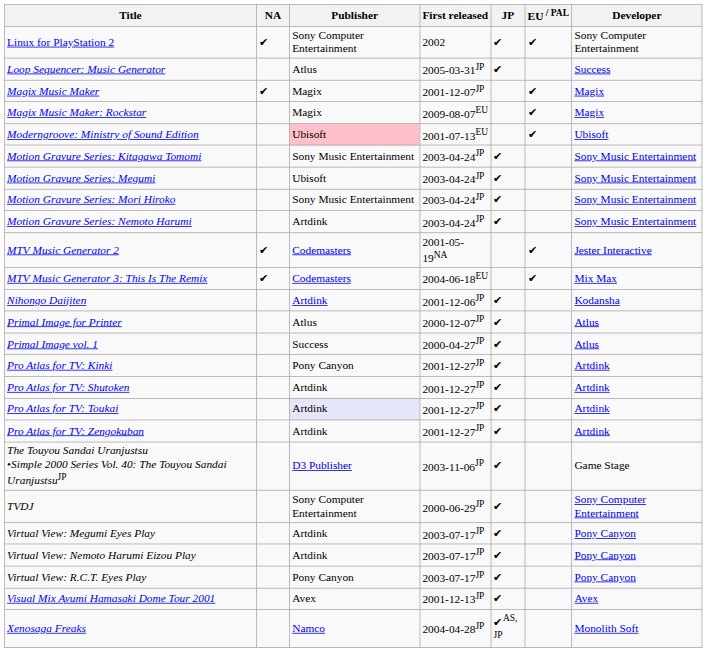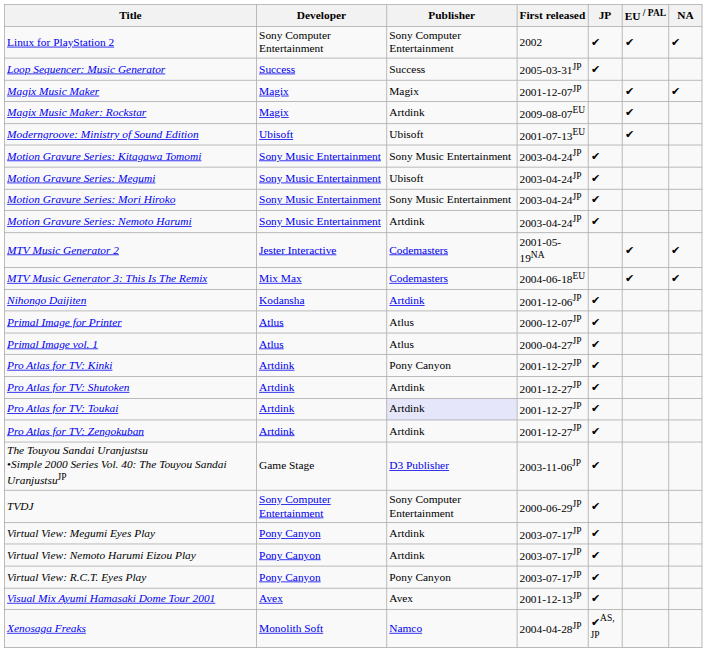columns swapped: (637, 15) <-> (273, 15)
(304, 69) Atlus -> (407, 69) Success
(307, 113) Magix -> (407, 113) Artdink
(309, 135) pink background -> (406, 135) no background
(310, 344) Success -> (402, 344) Atlus
